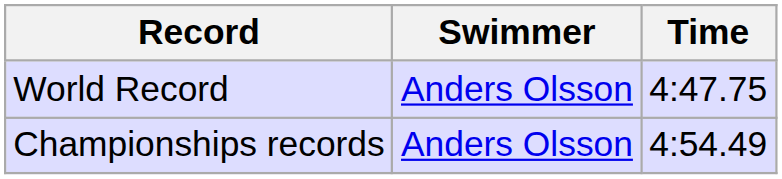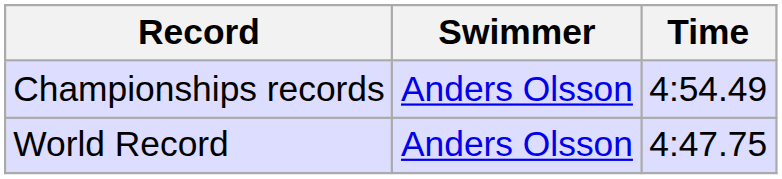rows swapped: (121, 88) <-> (199, 144)
